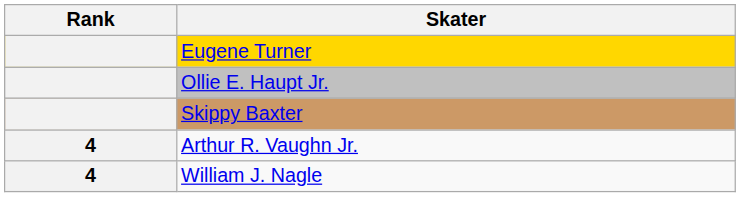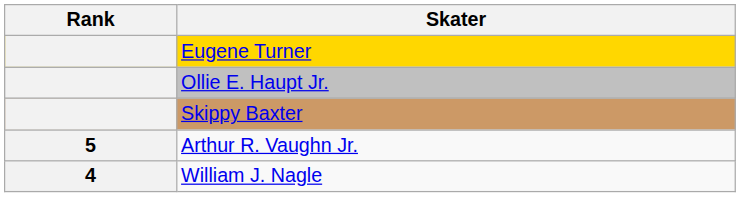(91, 144) 4 -> (91, 144) 5
